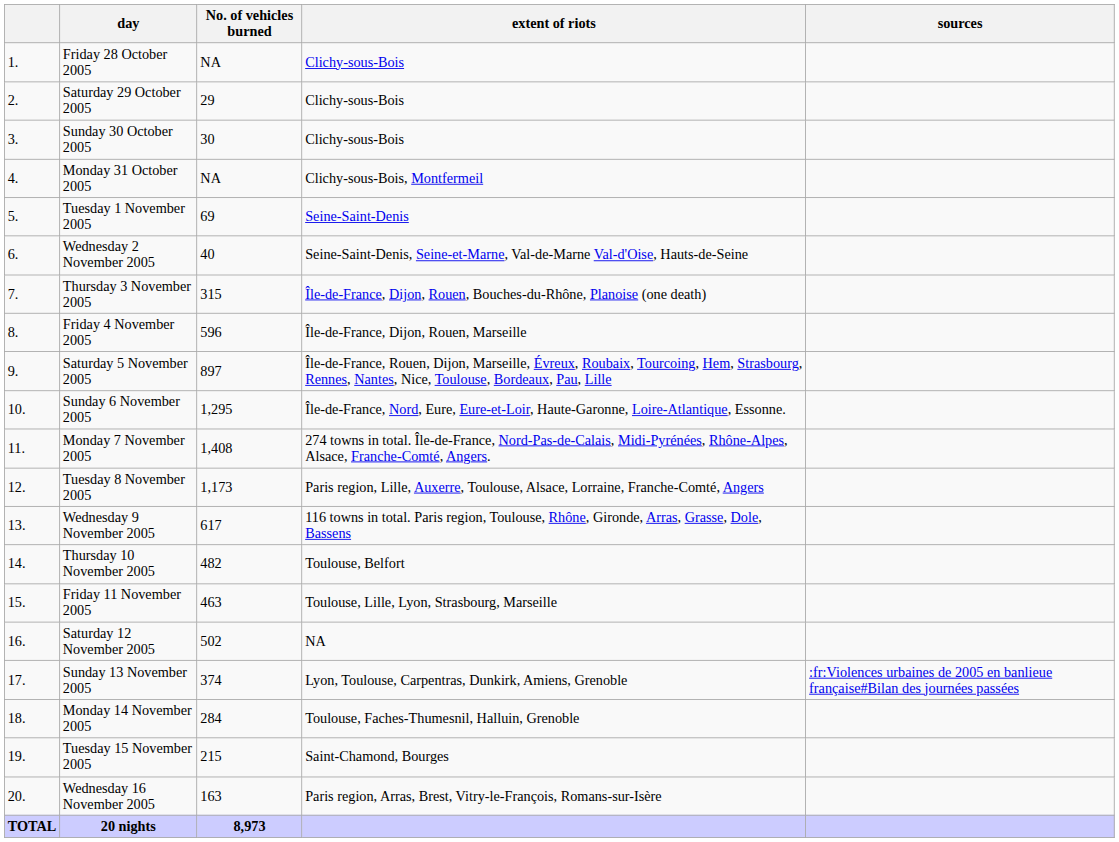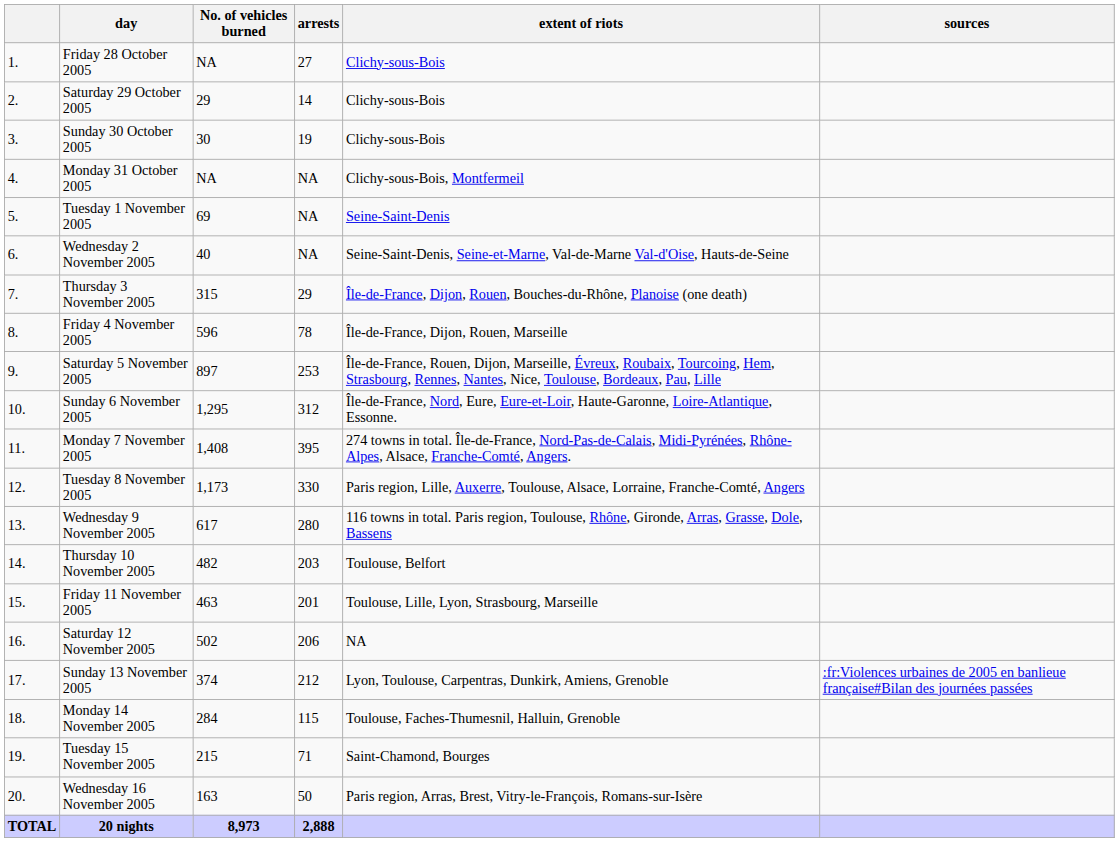+ column: (319, 23)
